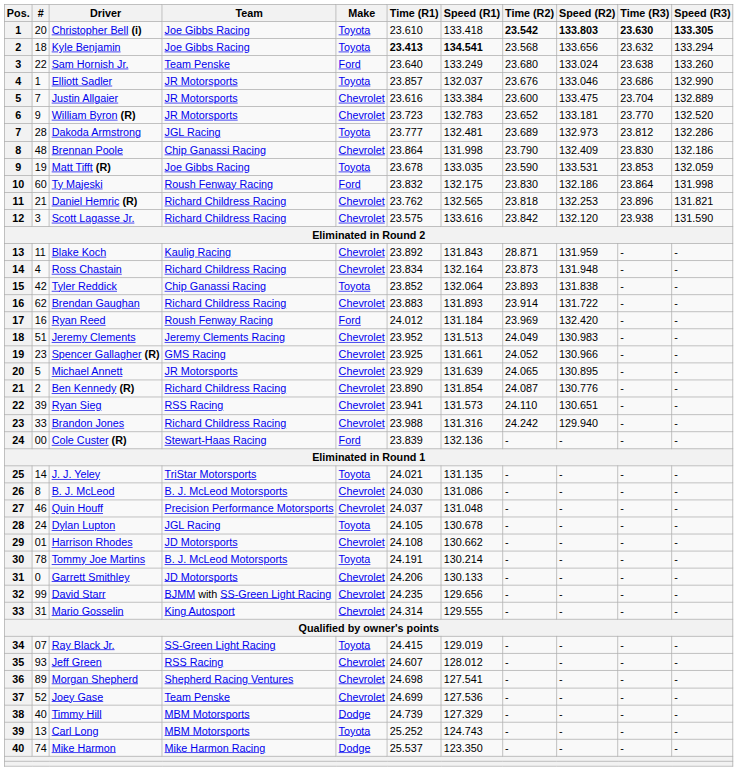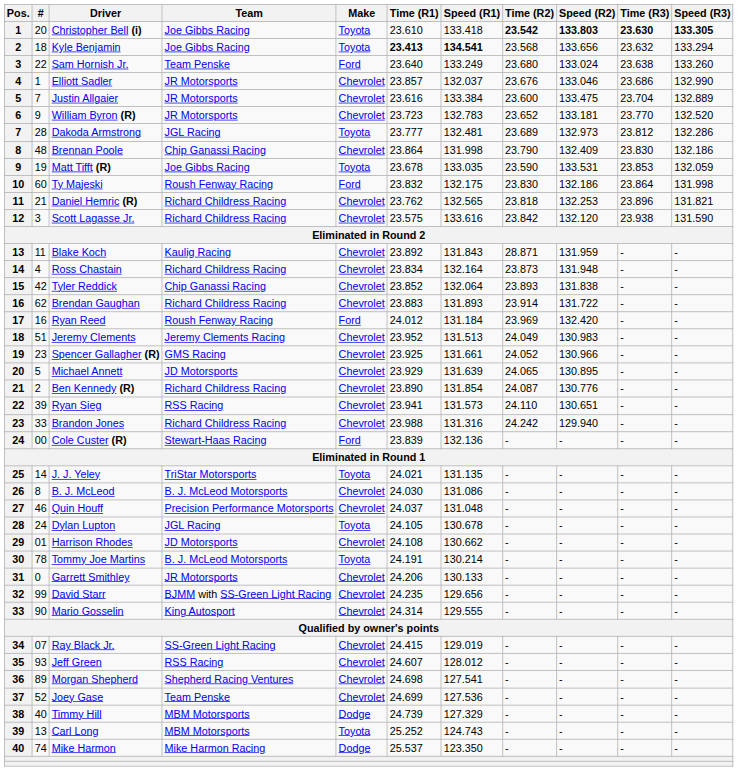(354, 81) Toyota -> (362, 81) Chevrolet
(354, 286) Toyota -> (362, 286) Chevrolet
(201, 372) JR Motorsports -> (201, 372) JD Motorsports
(201, 577) JD Motorsports -> (201, 577) JR Motorsports
(41, 611) 31 -> (41, 611) 90
(354, 645) Toyota -> (362, 645) Chevrolet
